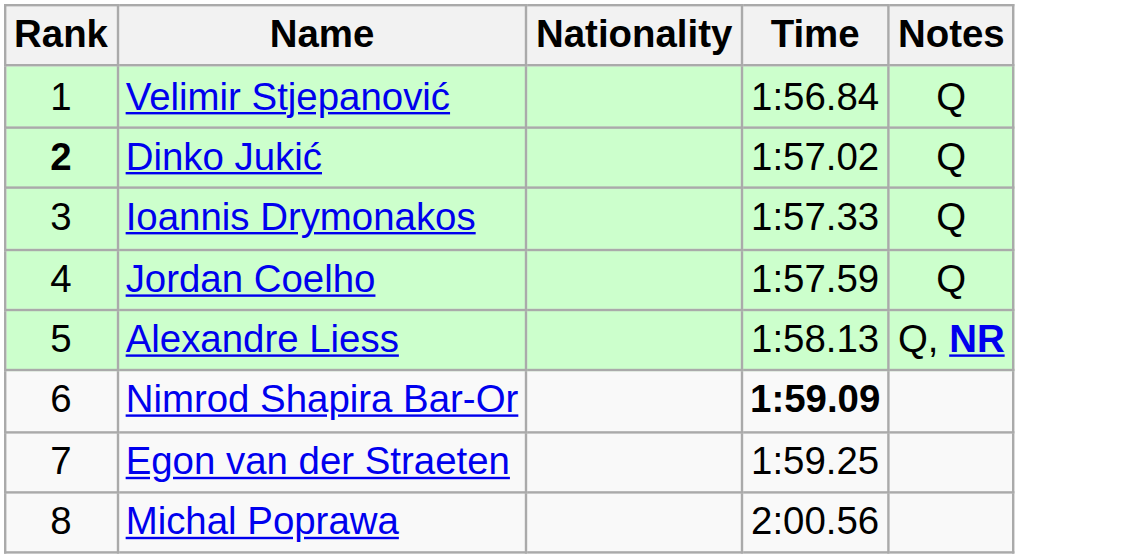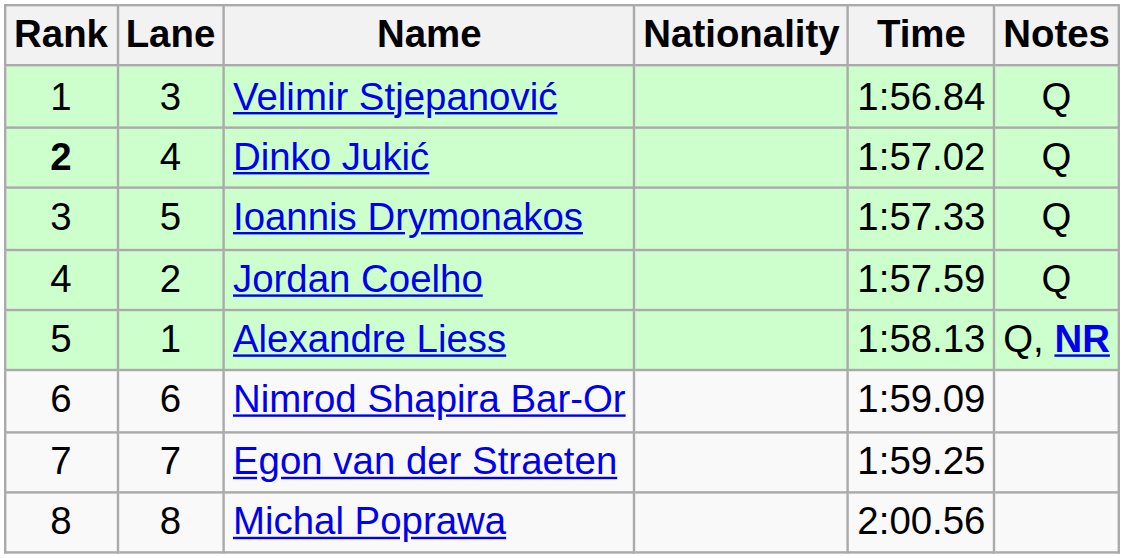+ column: (170, 34)
(815, 400) bold -> (921, 400) normal
